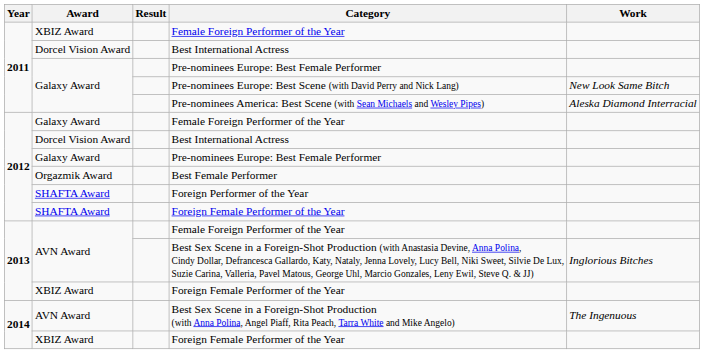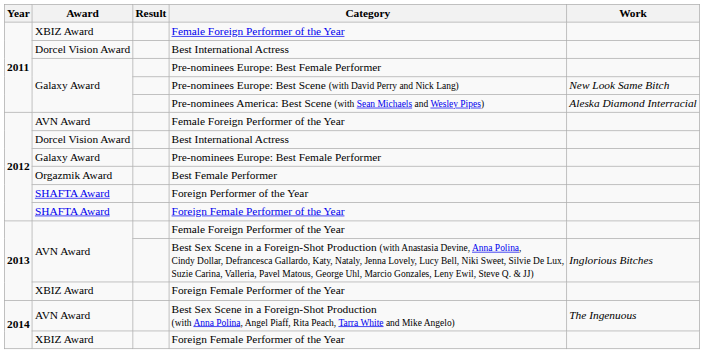(67, 121) Galaxy Award -> (63, 121) AVN Award
